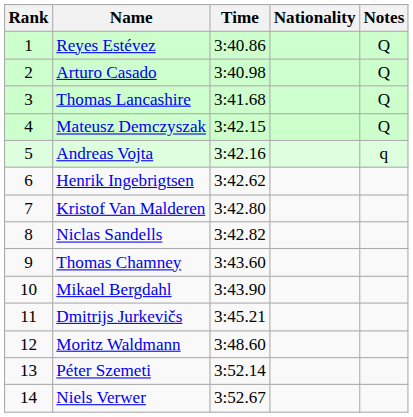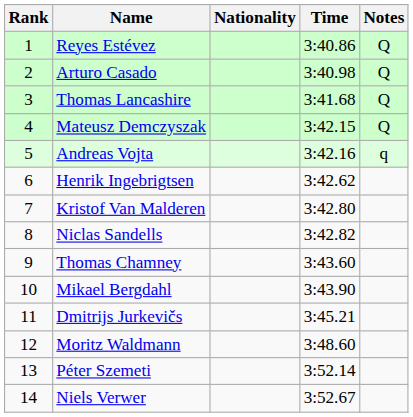columns swapped: (315, 18) <-> (240, 18)
